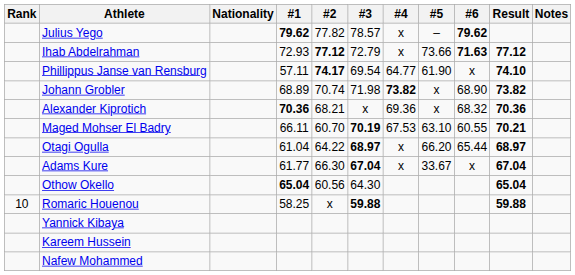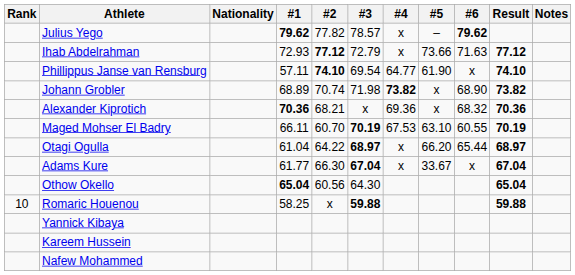(472, 52) bold -> (472, 52) normal
(330, 71) 74.17 -> (330, 71) 74.10
(511, 128) 70.21 -> (511, 128) 70.19
